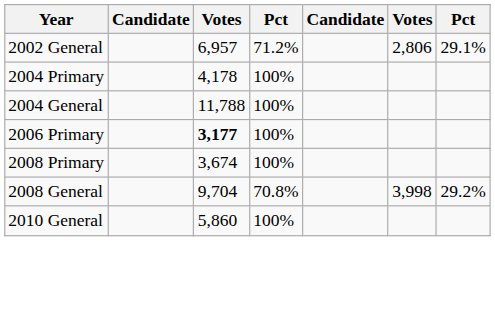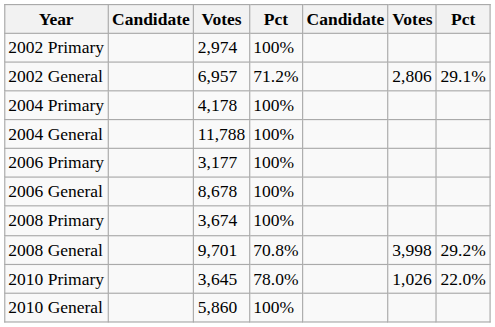+ row: (56, 47)
(217, 134) bold -> (217, 163) normal
+ row: (56, 191)
(217, 191) 9,704 -> (217, 249) 9,701
+ row: (56, 278)
